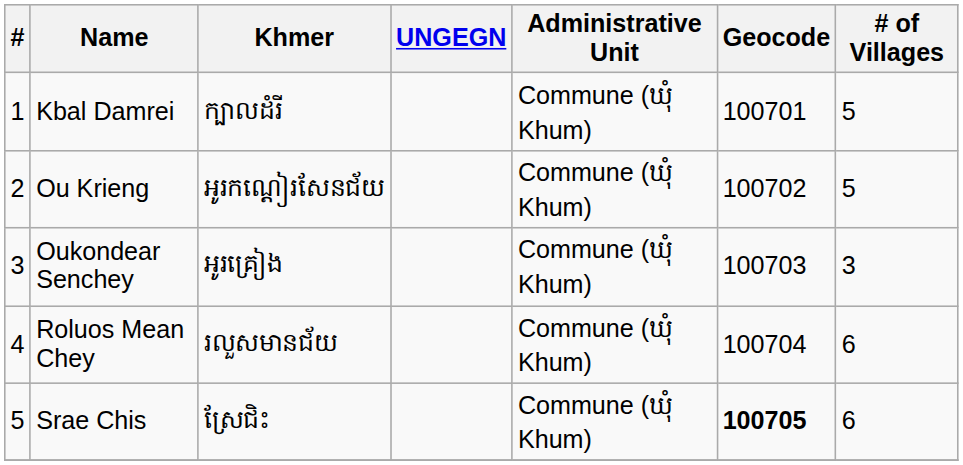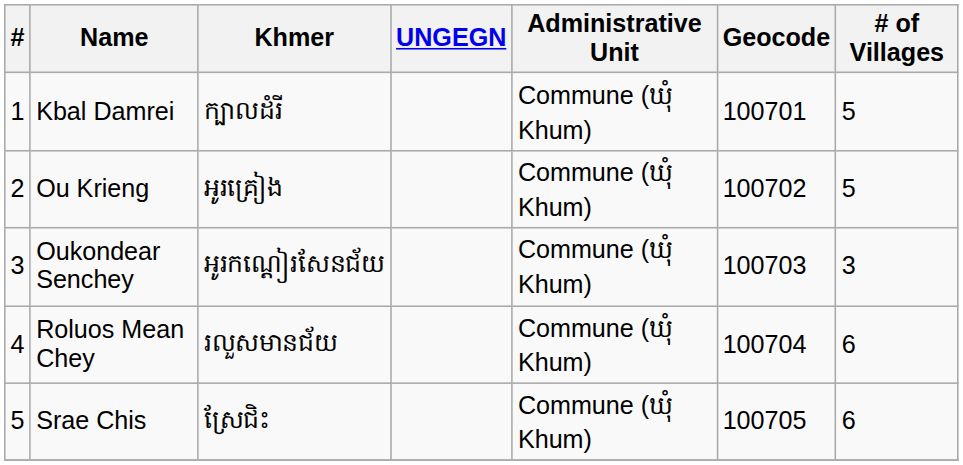(294, 187) អូរកណ្តៀរសែនជ័យ -> (243, 187) អូរគ្រៀង
(243, 264) អូរគ្រៀង -> (294, 264) អូរកណ្តៀរសែនជ័យ
(765, 421) bold -> (765, 421) normal
